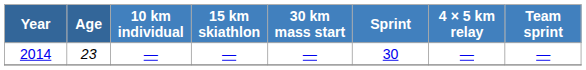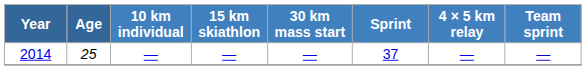(89, 54) 23 -> (89, 54) 25
(391, 54) 30 -> (391, 54) 37
